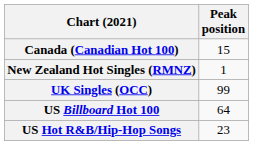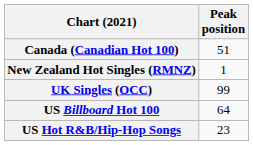(223, 49) 15 -> (223, 49) 51
